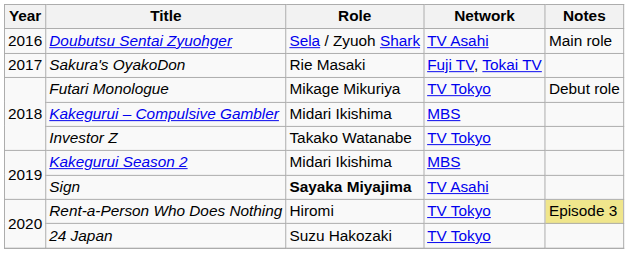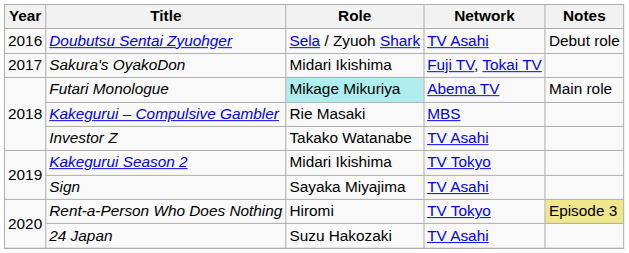(581, 41) Main role -> (584, 41) Debut role
(327, 65) Rie Masaki -> (341, 65) Midari Ikishima
(345, 89) no background -> (345, 89) paleturquoise background
(459, 89) TV Tokyo -> (463, 89) Abema TV
(584, 89) Debut role -> (581, 89) Main role
(341, 114) Midari Ikishima -> (327, 114) Rie Masaki
(459, 138) TV Tokyo -> (458, 138) TV Asahi
(444, 162) MBS -> (459, 162) TV Tokyo
(350, 187) bold -> (347, 187) normal
(459, 235) TV Tokyo -> (458, 235) TV Asahi
